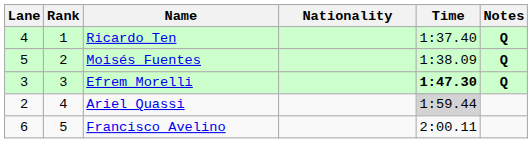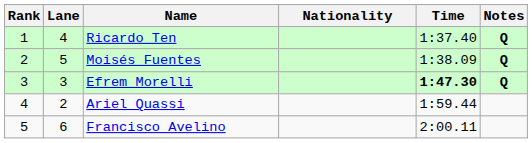columns swapped: (63, 16) <-> (24, 16)
(448, 105) lightgrey background -> (448, 105) no background
